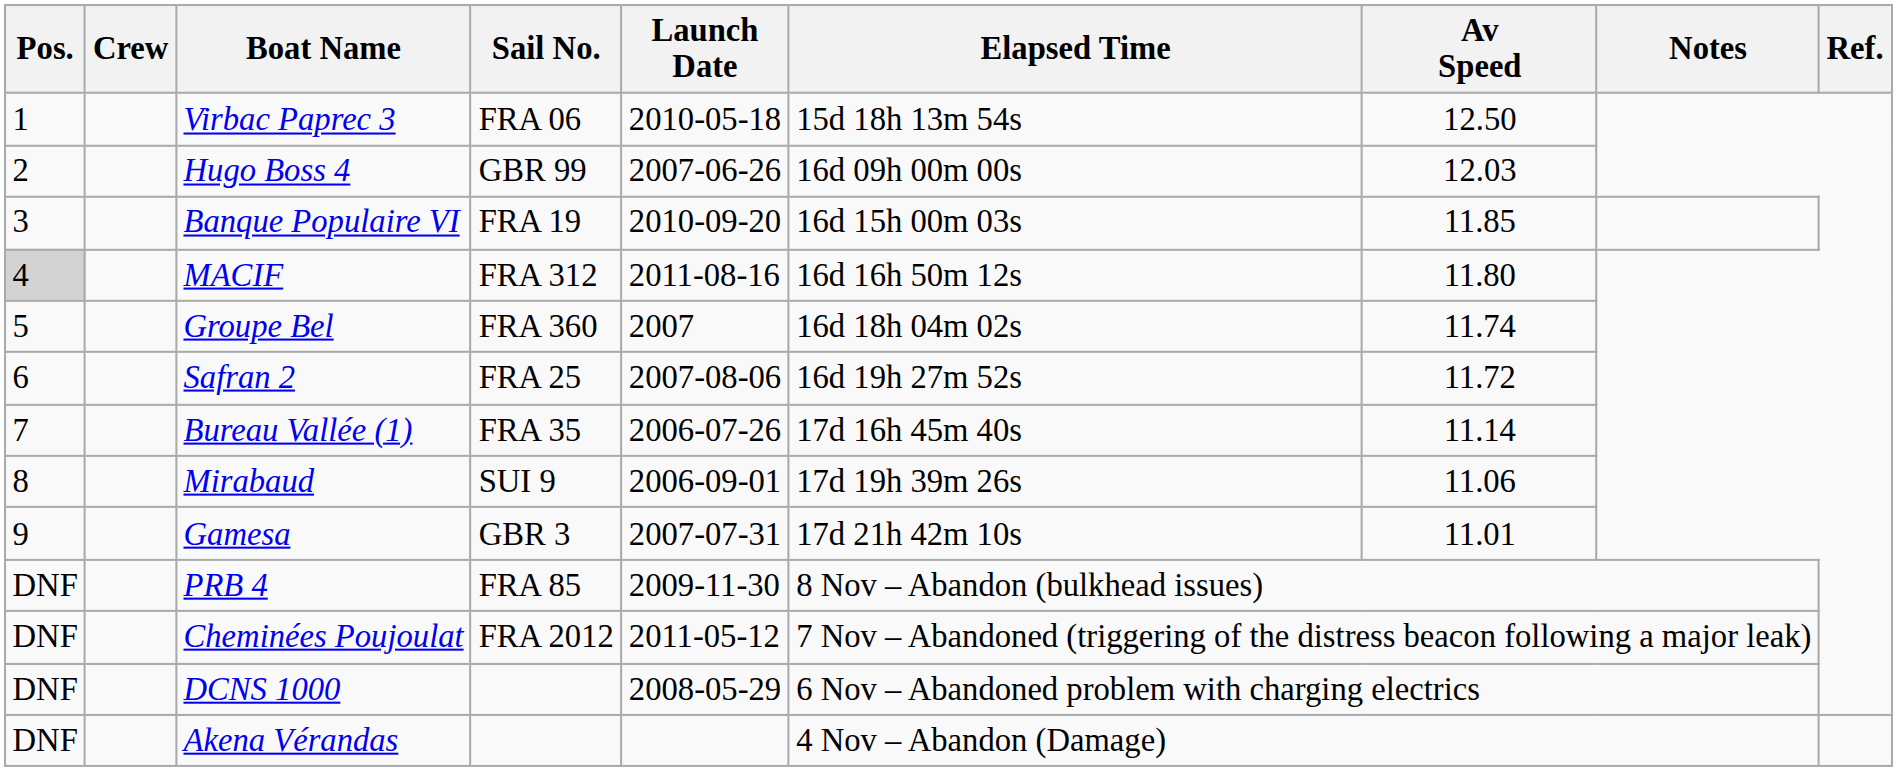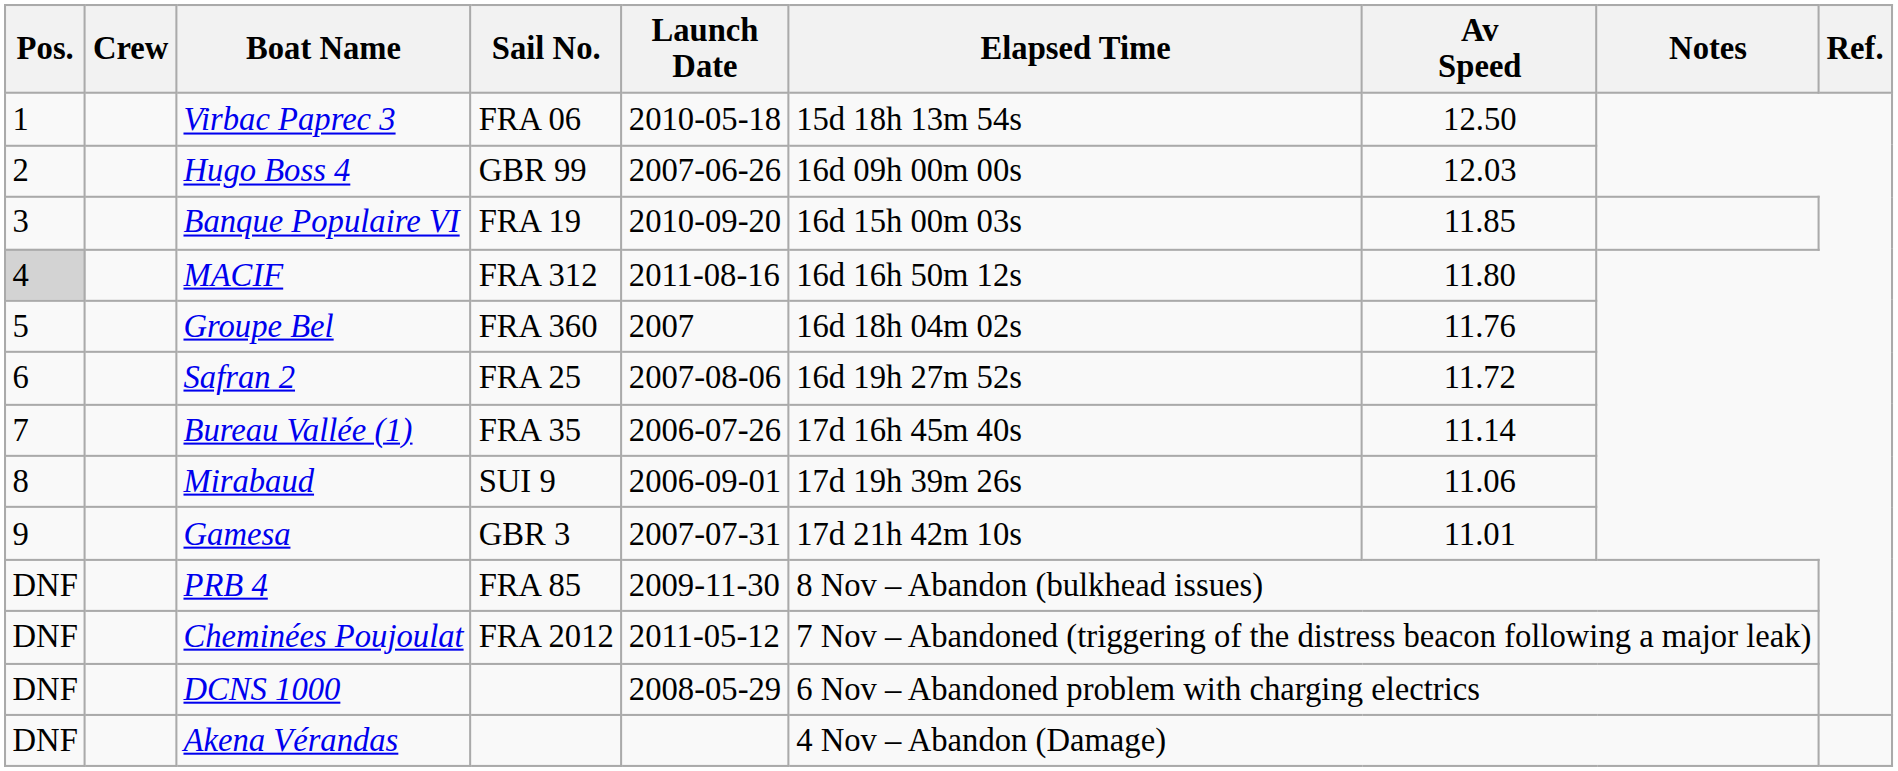(1480, 325) 11.74 -> (1480, 325) 11.76
